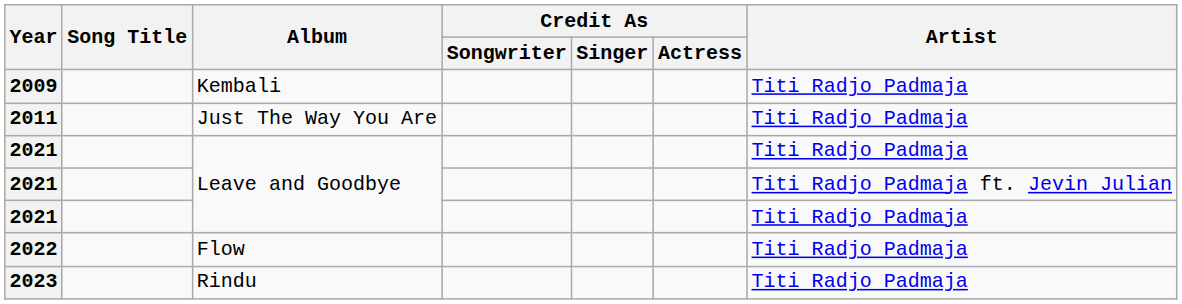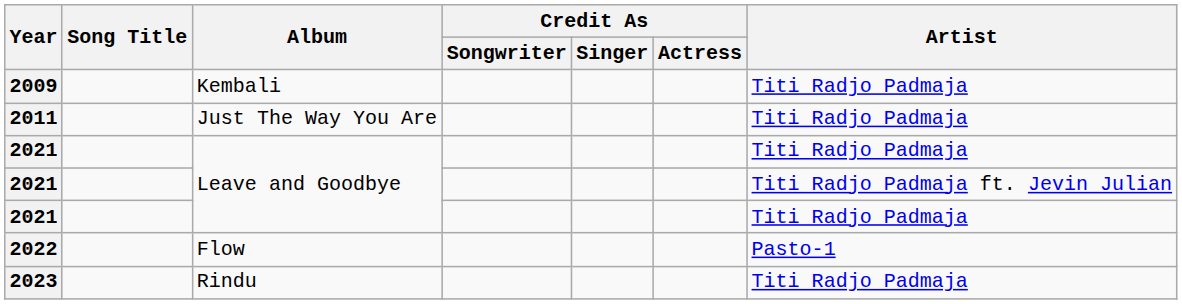(860, 249) Titi Radjo Padmaja -> (794, 249) Pasto-1
